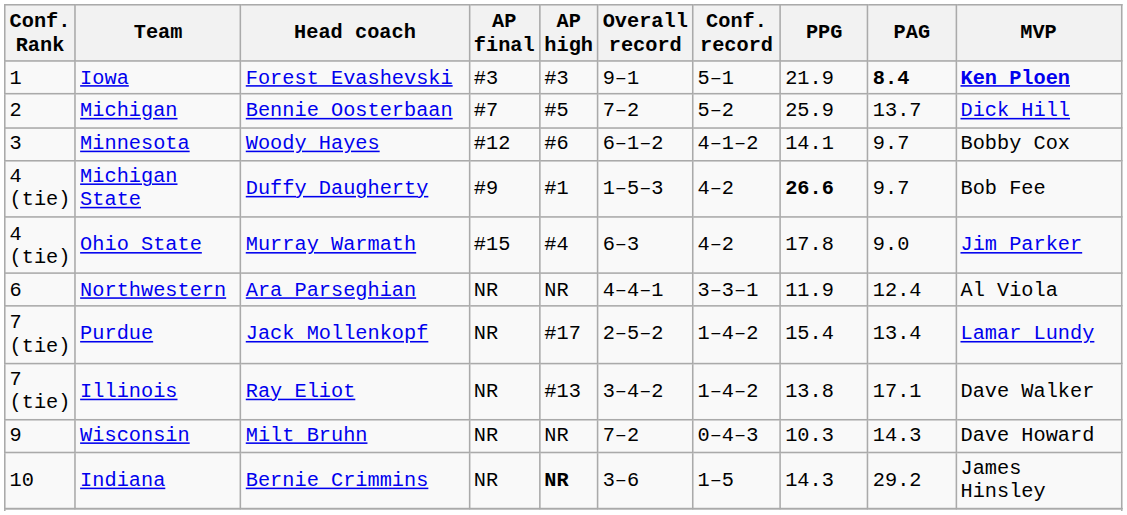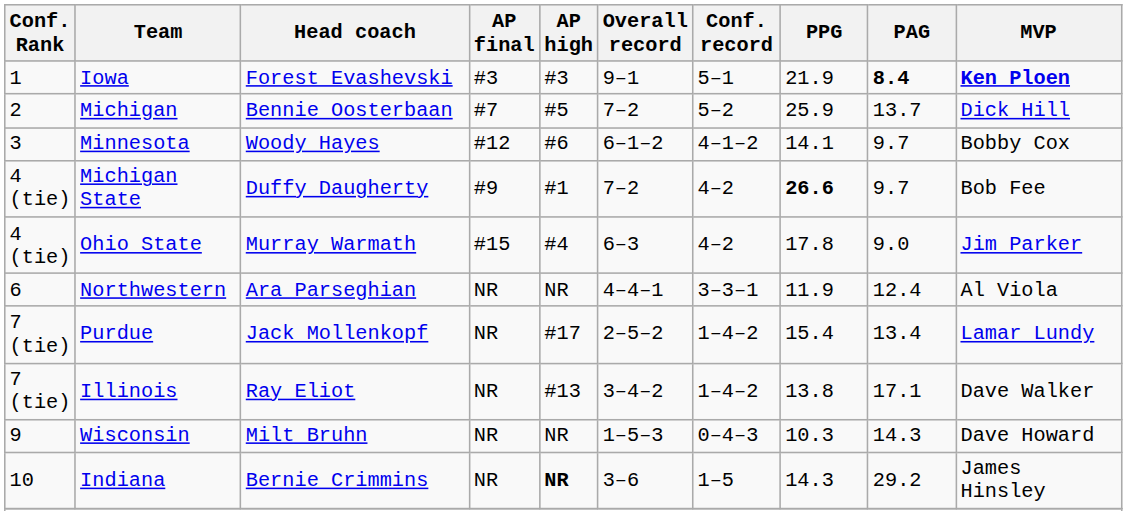(633, 189) 1–5–3 -> (621, 189) 7–2
(621, 436) 7–2 -> (633, 436) 1–5–3
